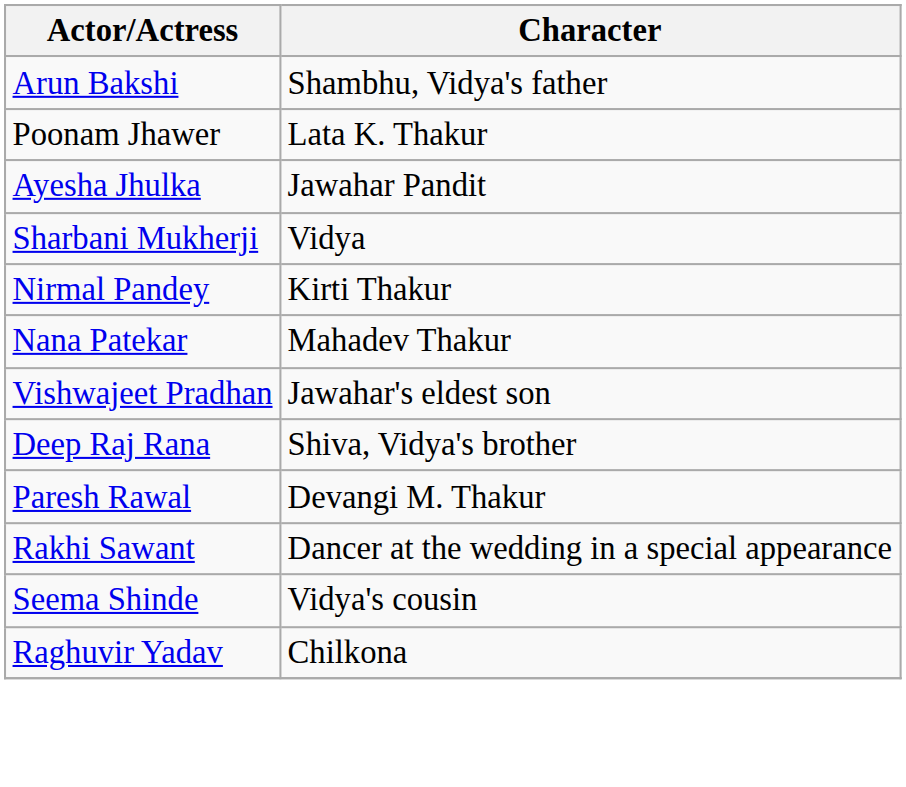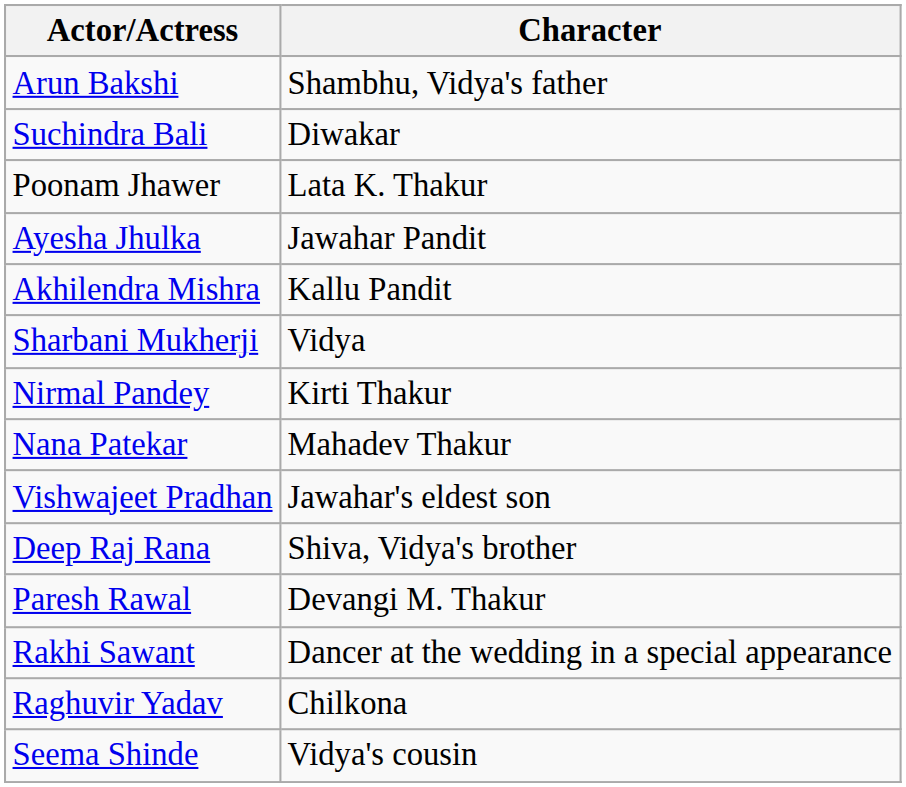+ row: (110, 133)
+ row: (136, 289)
rows swapped: (118, 651) <-> (105, 599)
